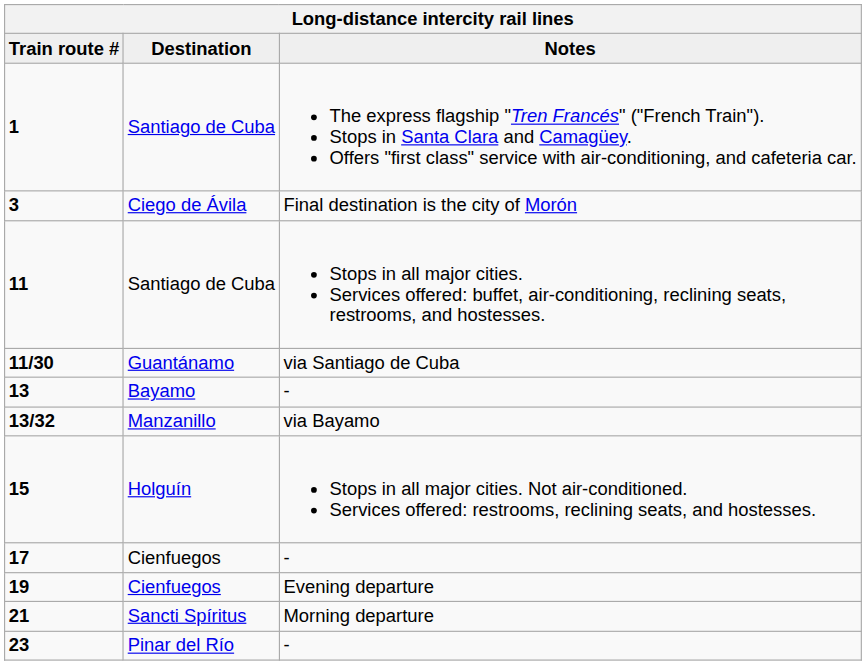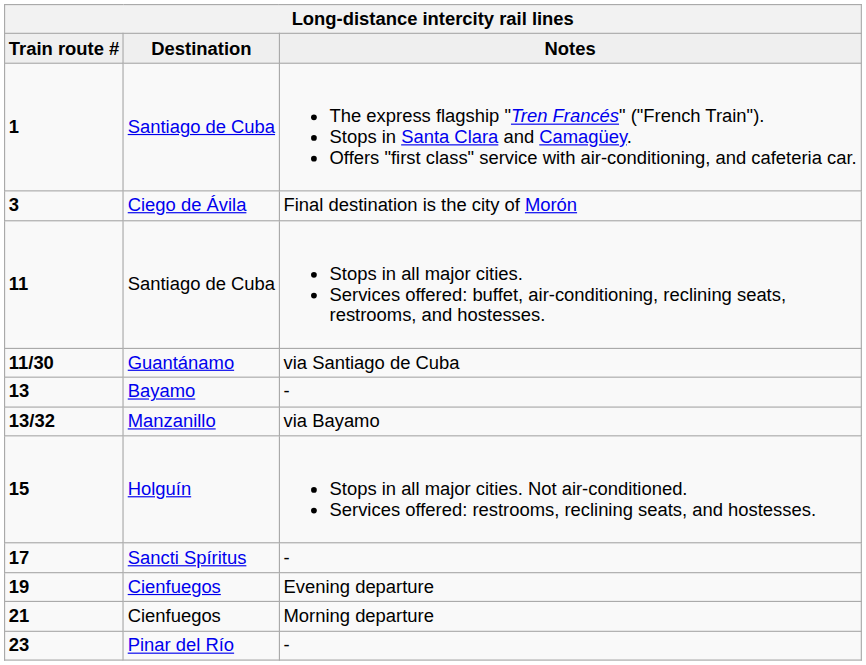(174, 557) Cienfuegos -> (187, 557) Sancti Spíritus
(187, 616) Sancti Spíritus -> (174, 616) Cienfuegos
